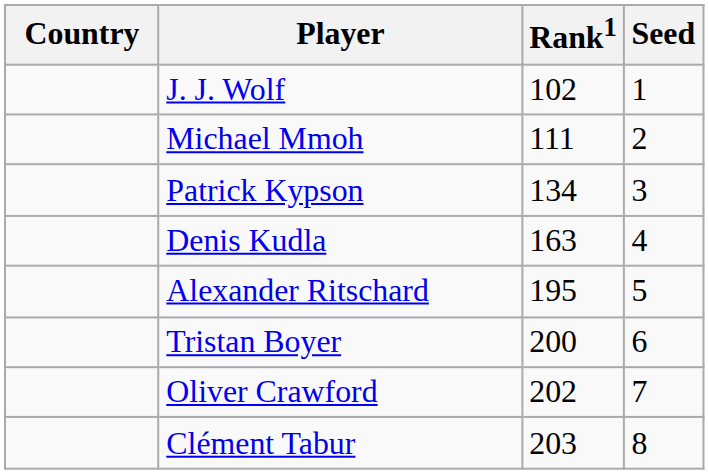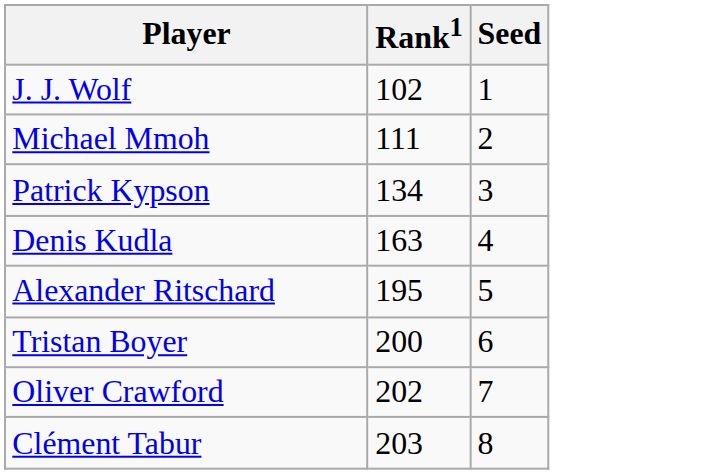- column: (82, 34)
